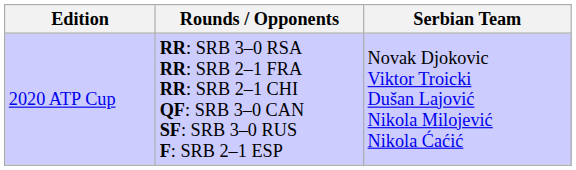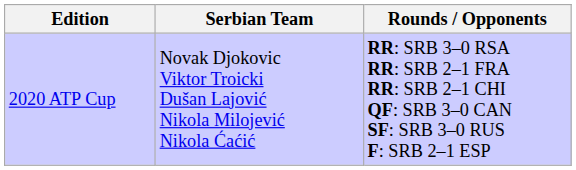columns swapped: (467, 18) <-> (259, 18)
